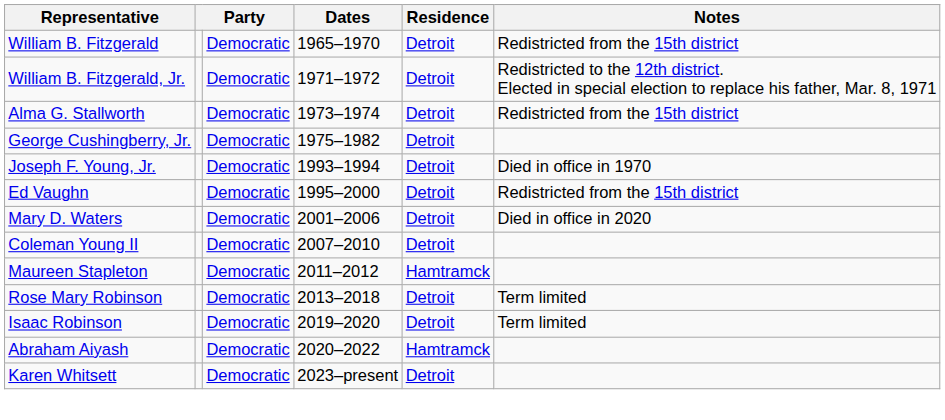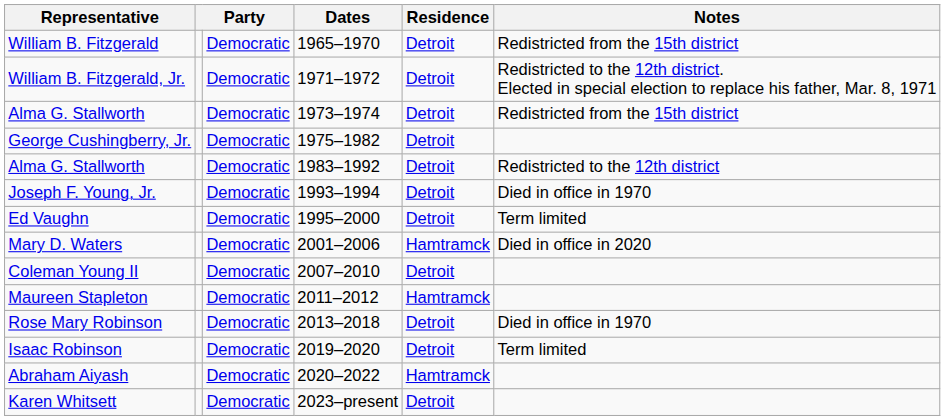+ row: (77, 166)
(618, 192) Redistricted from the 15th district -> (542, 219) Term limited
(430, 219) Detroit -> (448, 245) Hamtramck
(542, 297) Term limited -> (574, 323) Died in office in 1970
